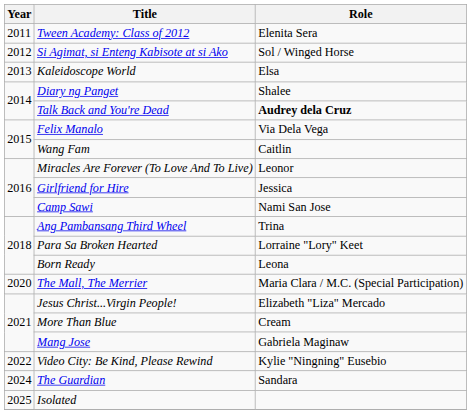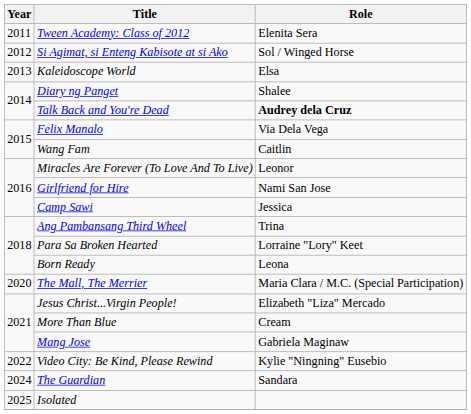(275, 187) Jessica -> (294, 187) Nami San Jose
(294, 206) Nami San Jose -> (275, 206) Jessica
